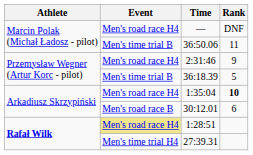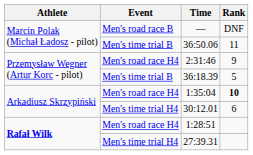(141, 29) Men's road race H4 -> (138, 29) Men's road race B
(138, 109) Men's road race B -> (140, 109) Men's time trial H4
(141, 126) khaki background -> (141, 126) no background
